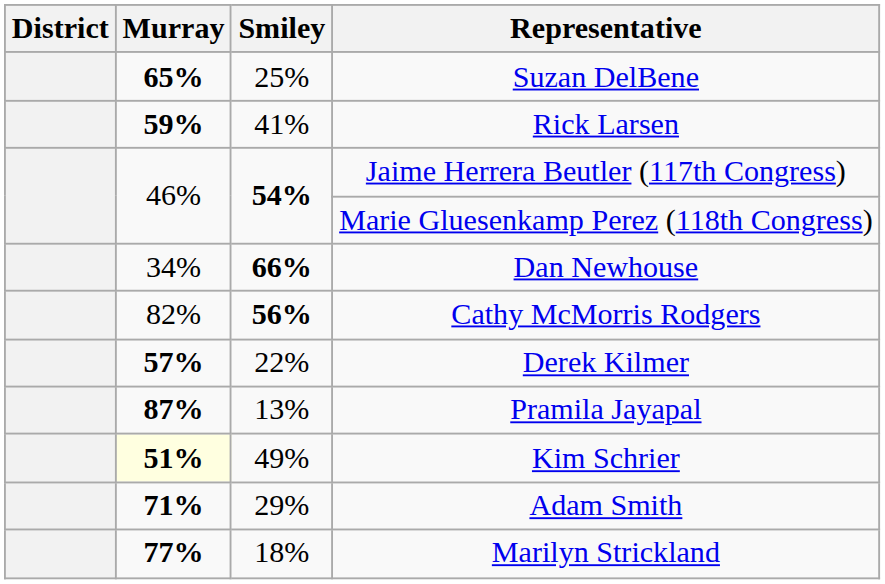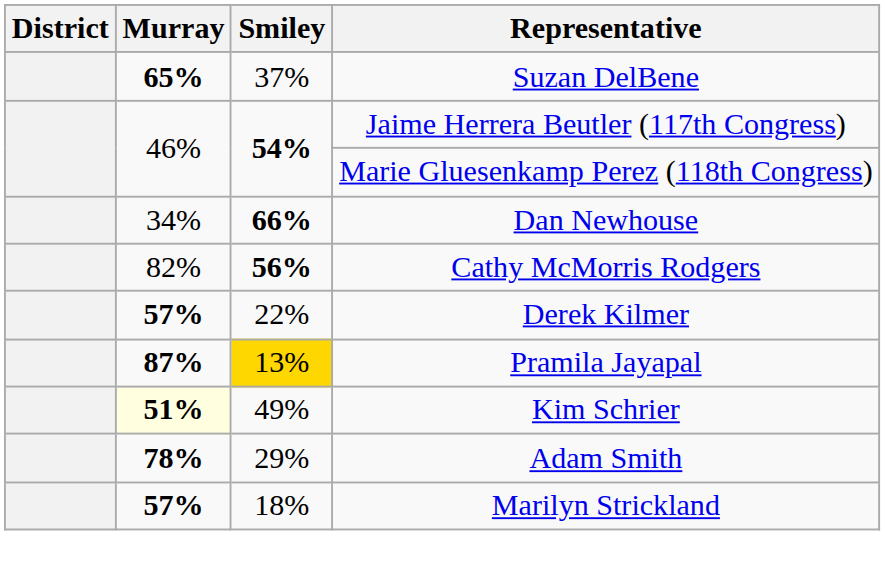(282, 76) 25% -> (282, 76) 37%
- row: (606, 123)
(282, 409) no background -> (282, 362) gold background
(174, 505) 71% -> (174, 457) 78%
(174, 553) 77% -> (174, 505) 57%
